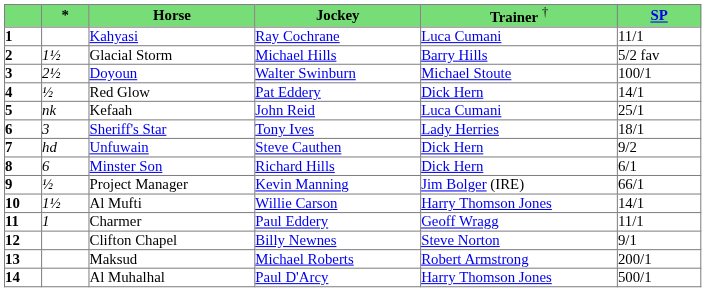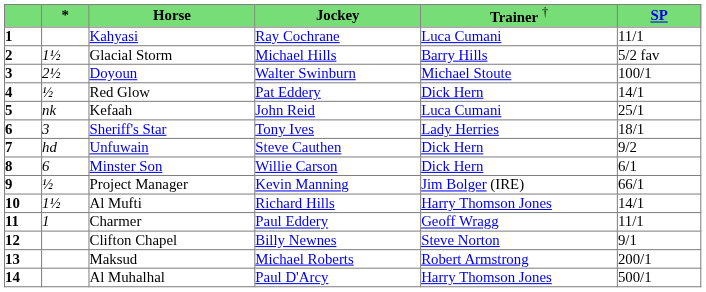(295, 166) Richard Hills -> (296, 166) Willie Carson
(296, 203) Willie Carson -> (295, 203) Richard Hills
